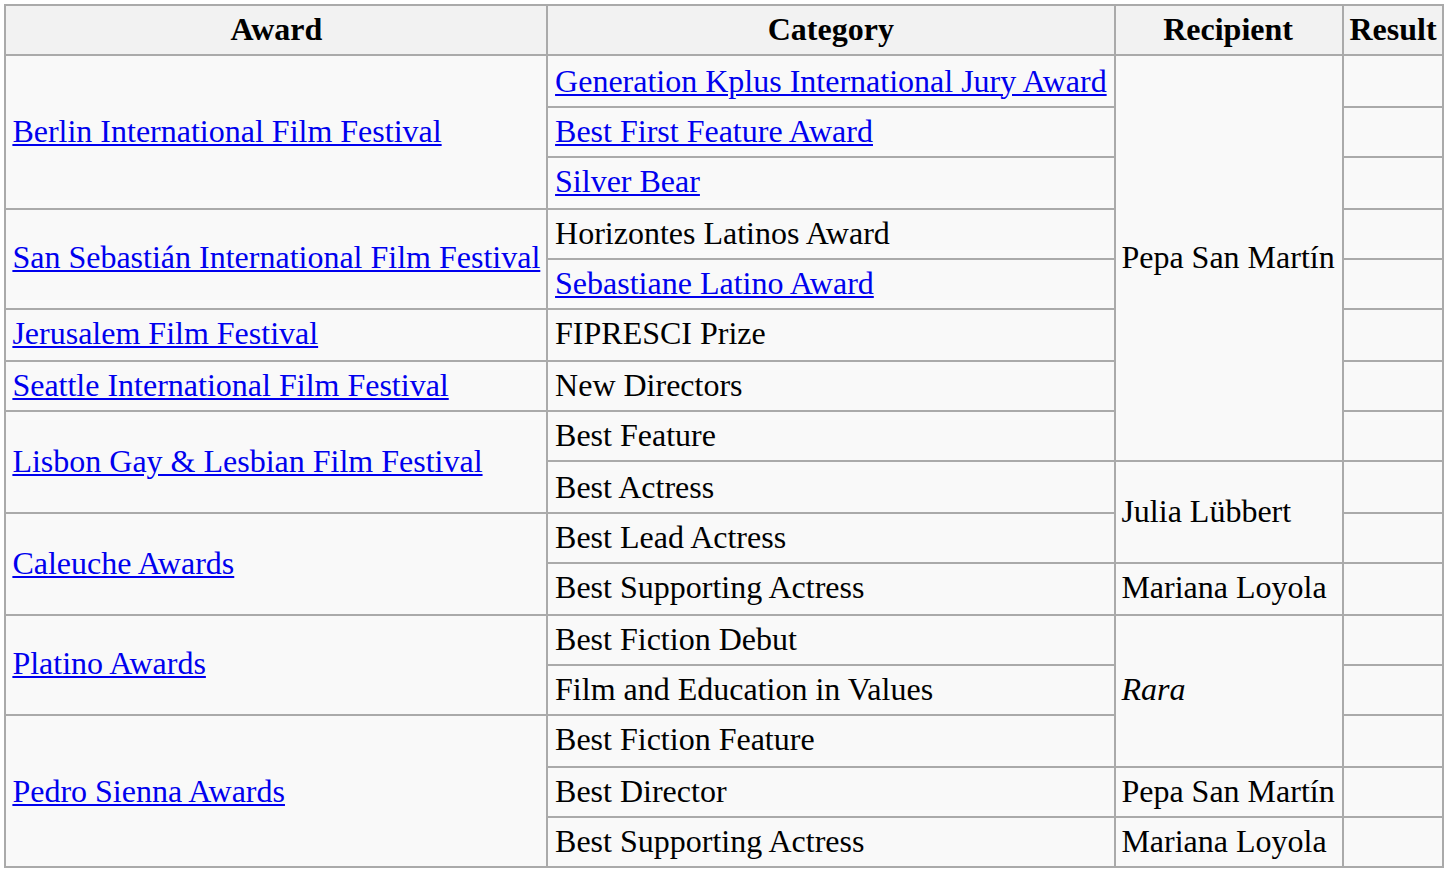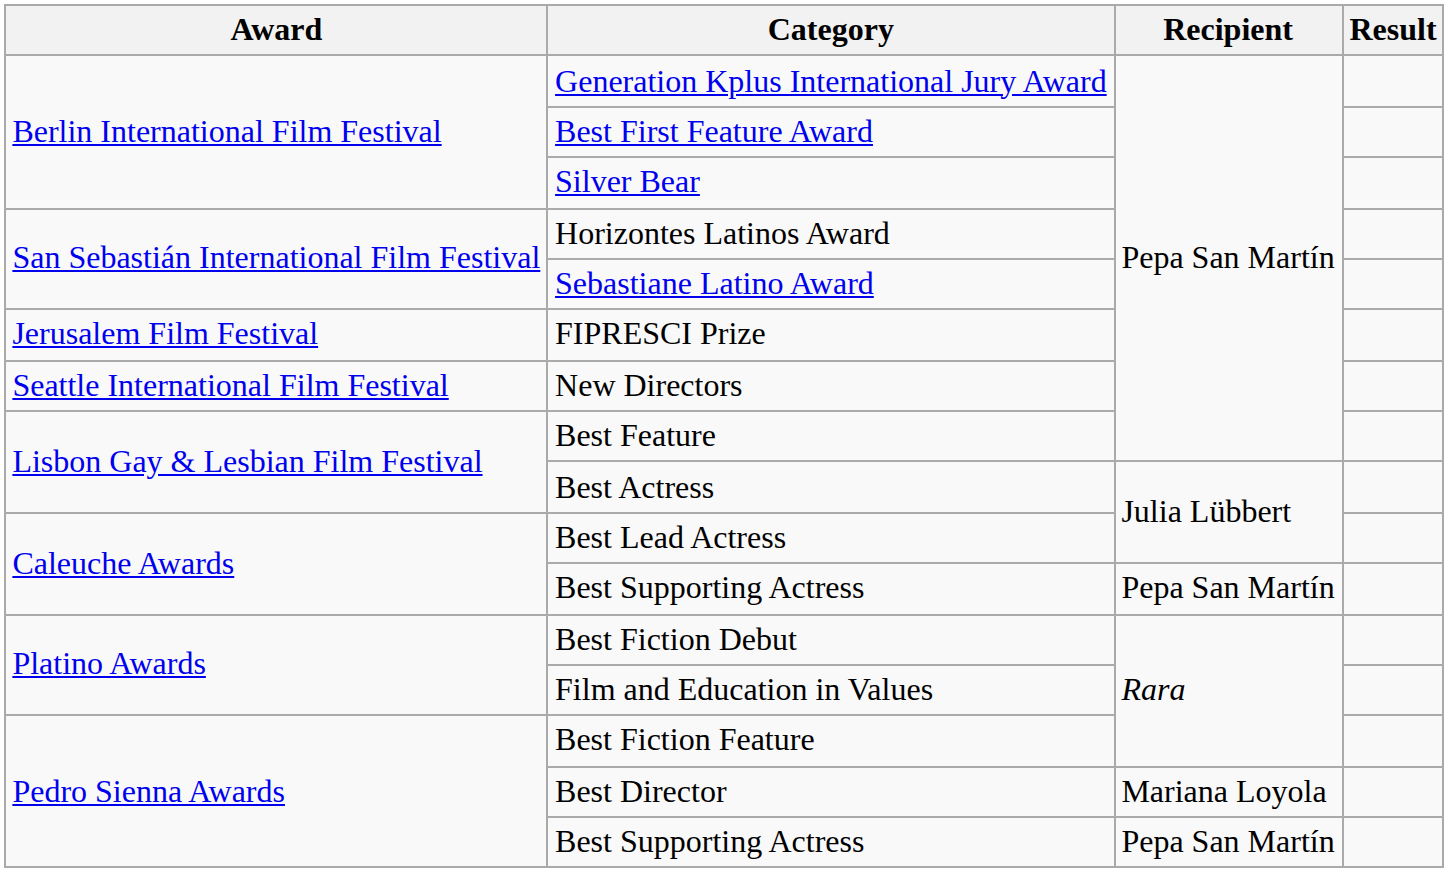(1224, 588) Mariana Loyola -> (1228, 588) Pepa San Martín
(1228, 791) Pepa San Martín -> (1224, 791) Mariana Loyola
(1224, 841) Mariana Loyola -> (1228, 841) Pepa San Martín
